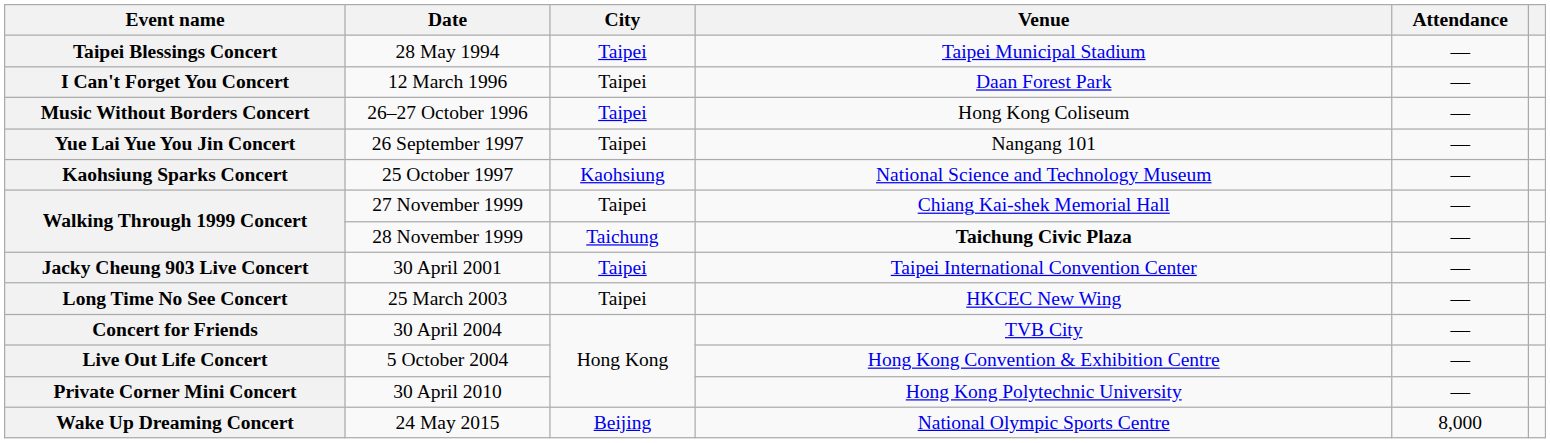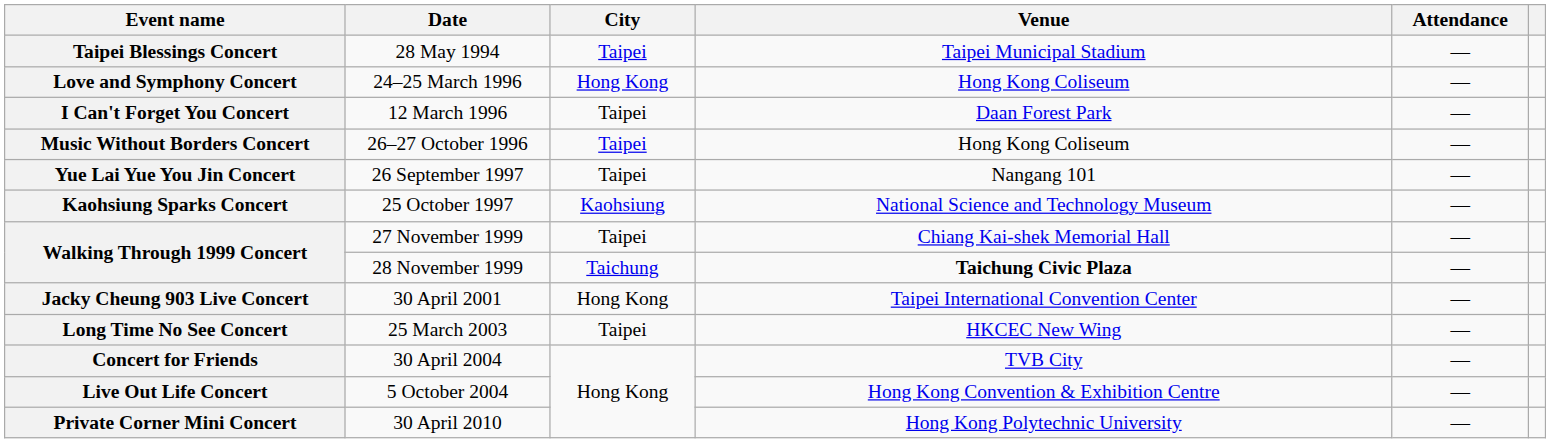+ row: (175, 81)
(622, 267) Taipei -> (622, 298) Hong Kong
- row: (175, 422)
